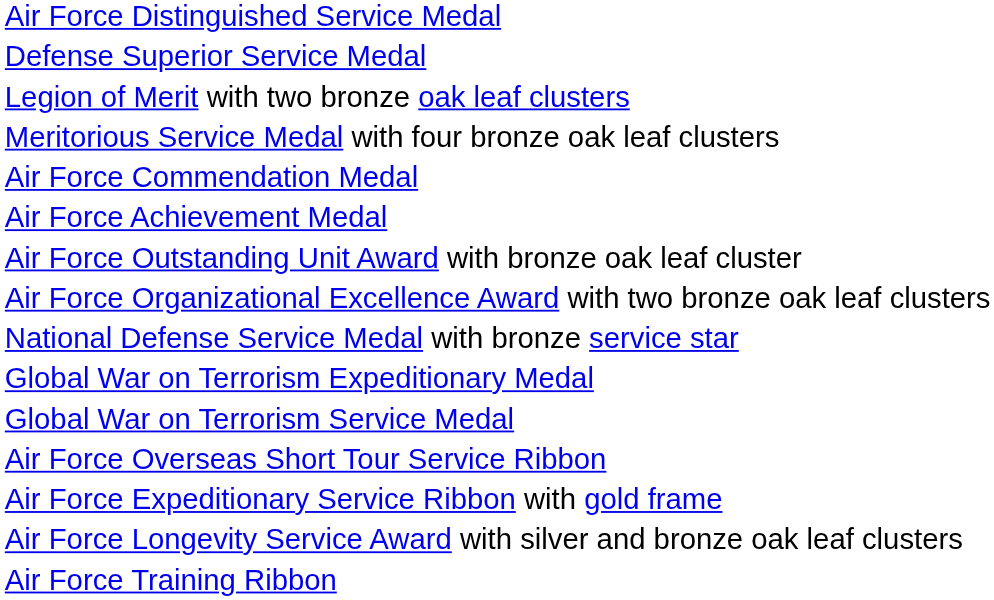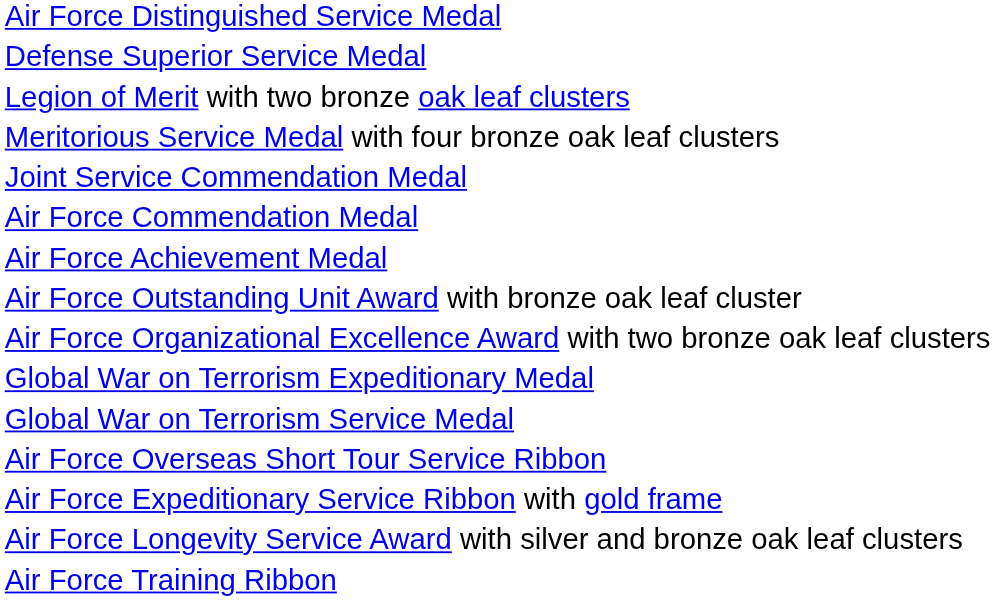+ row: (236, 177)
- row: (372, 338)
